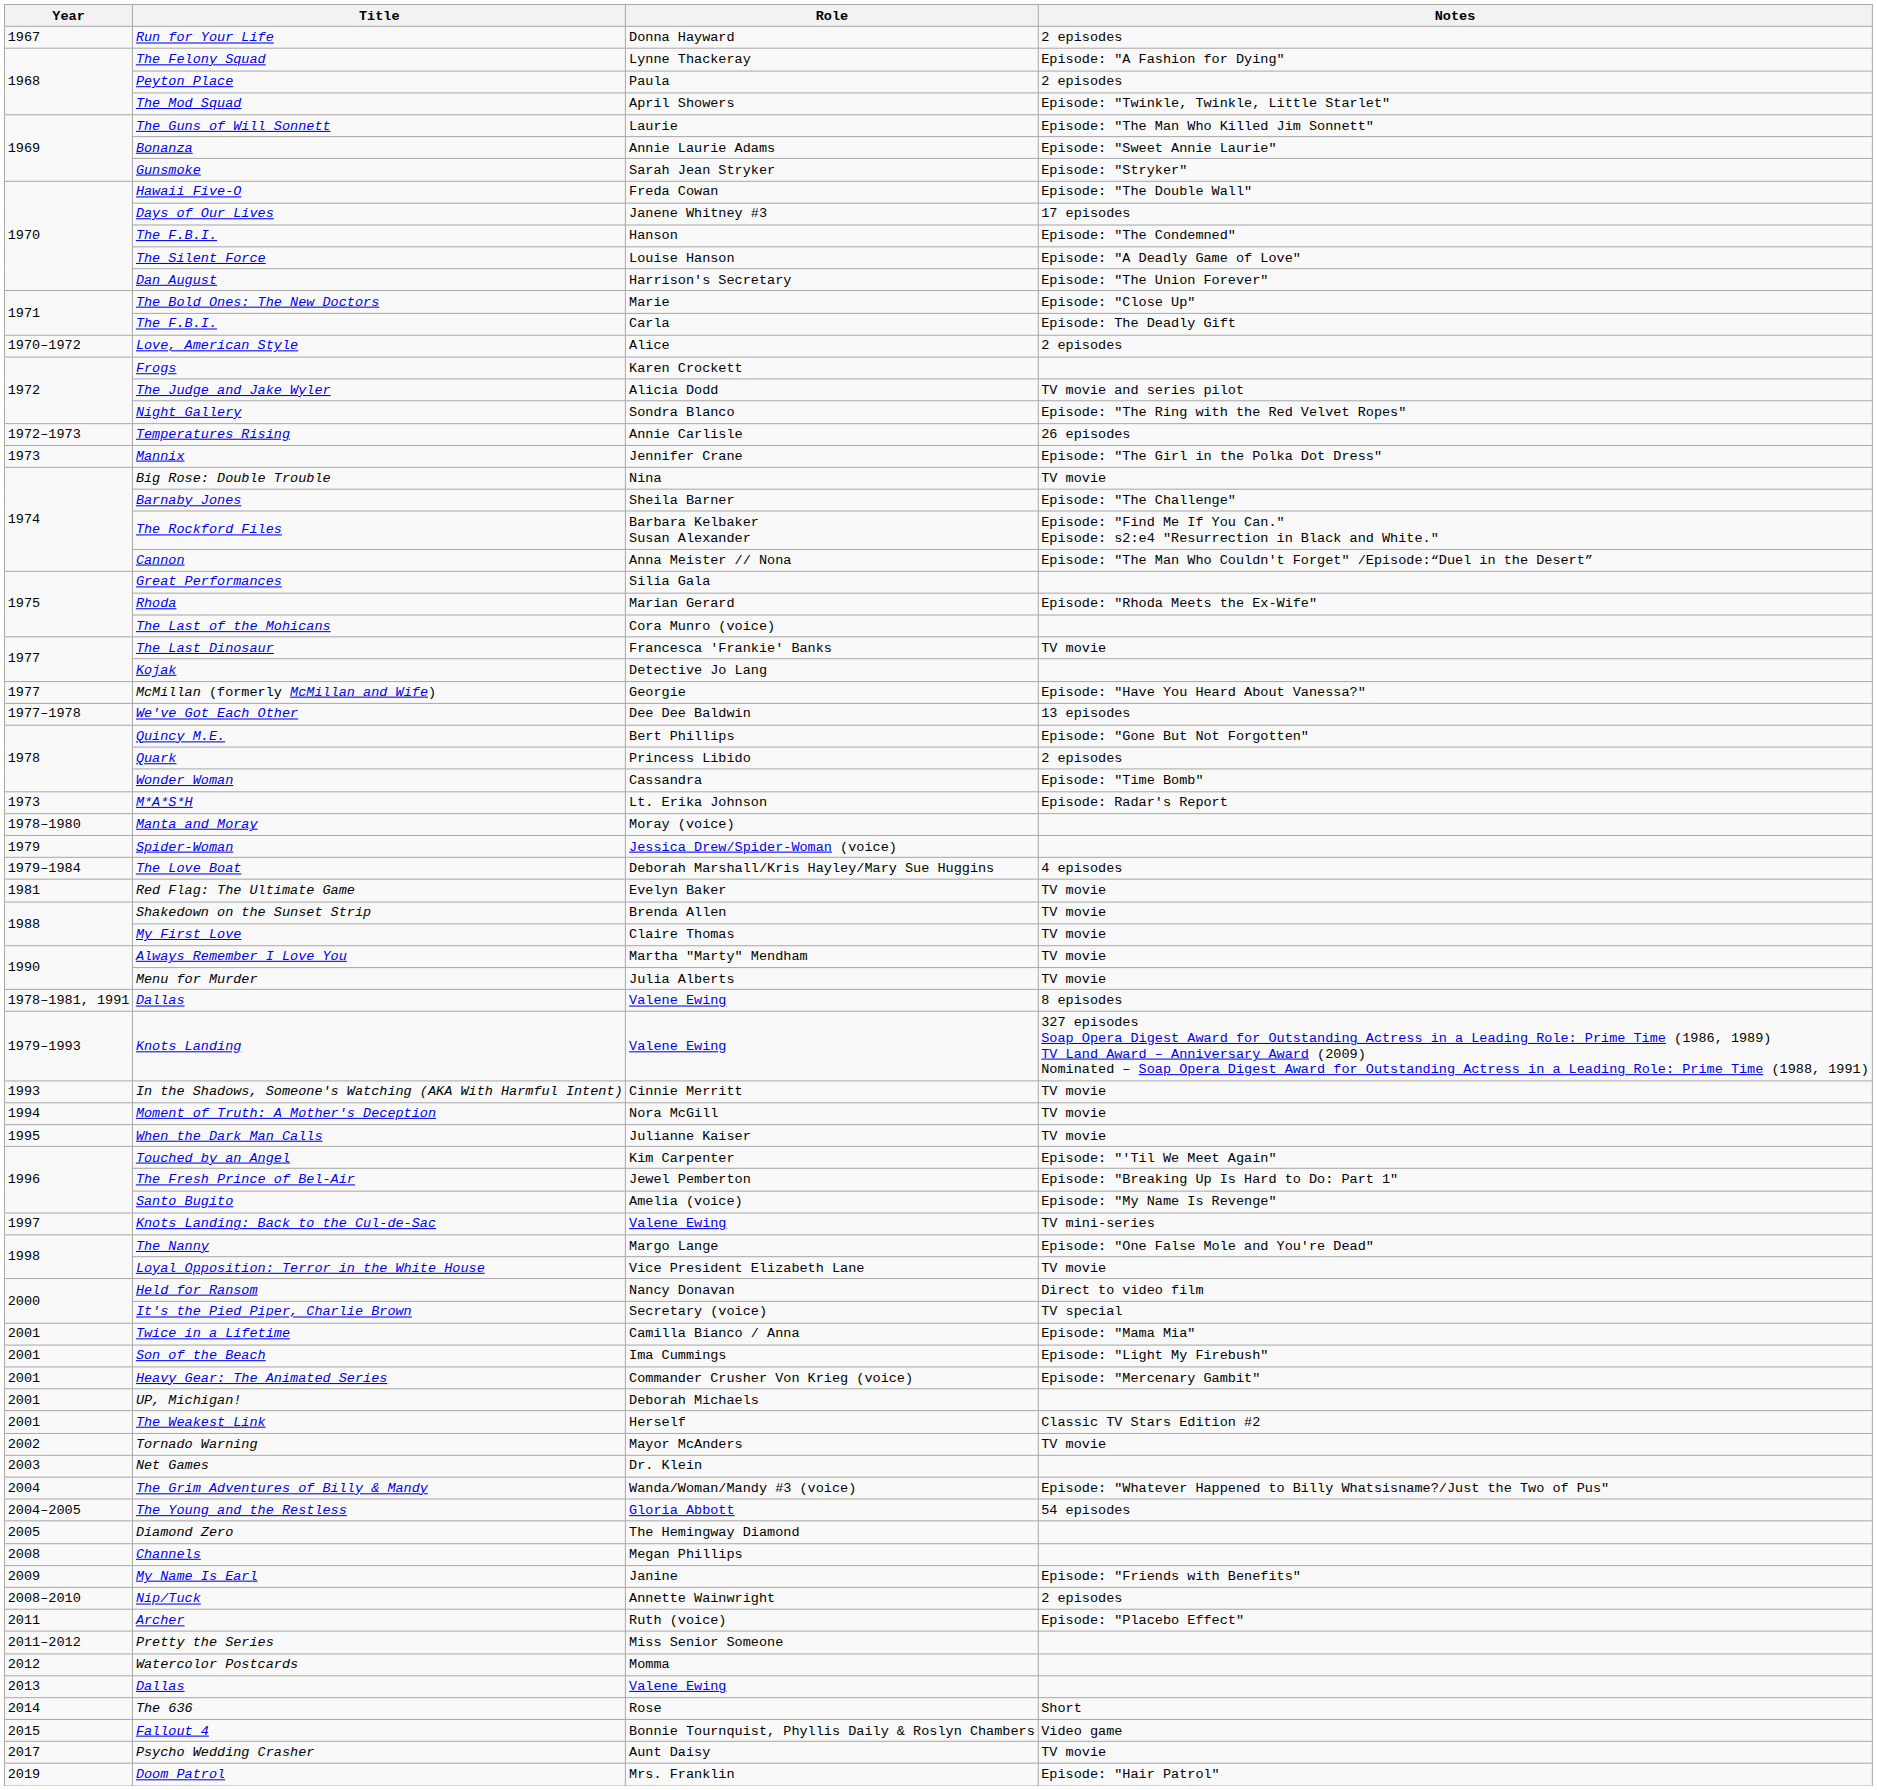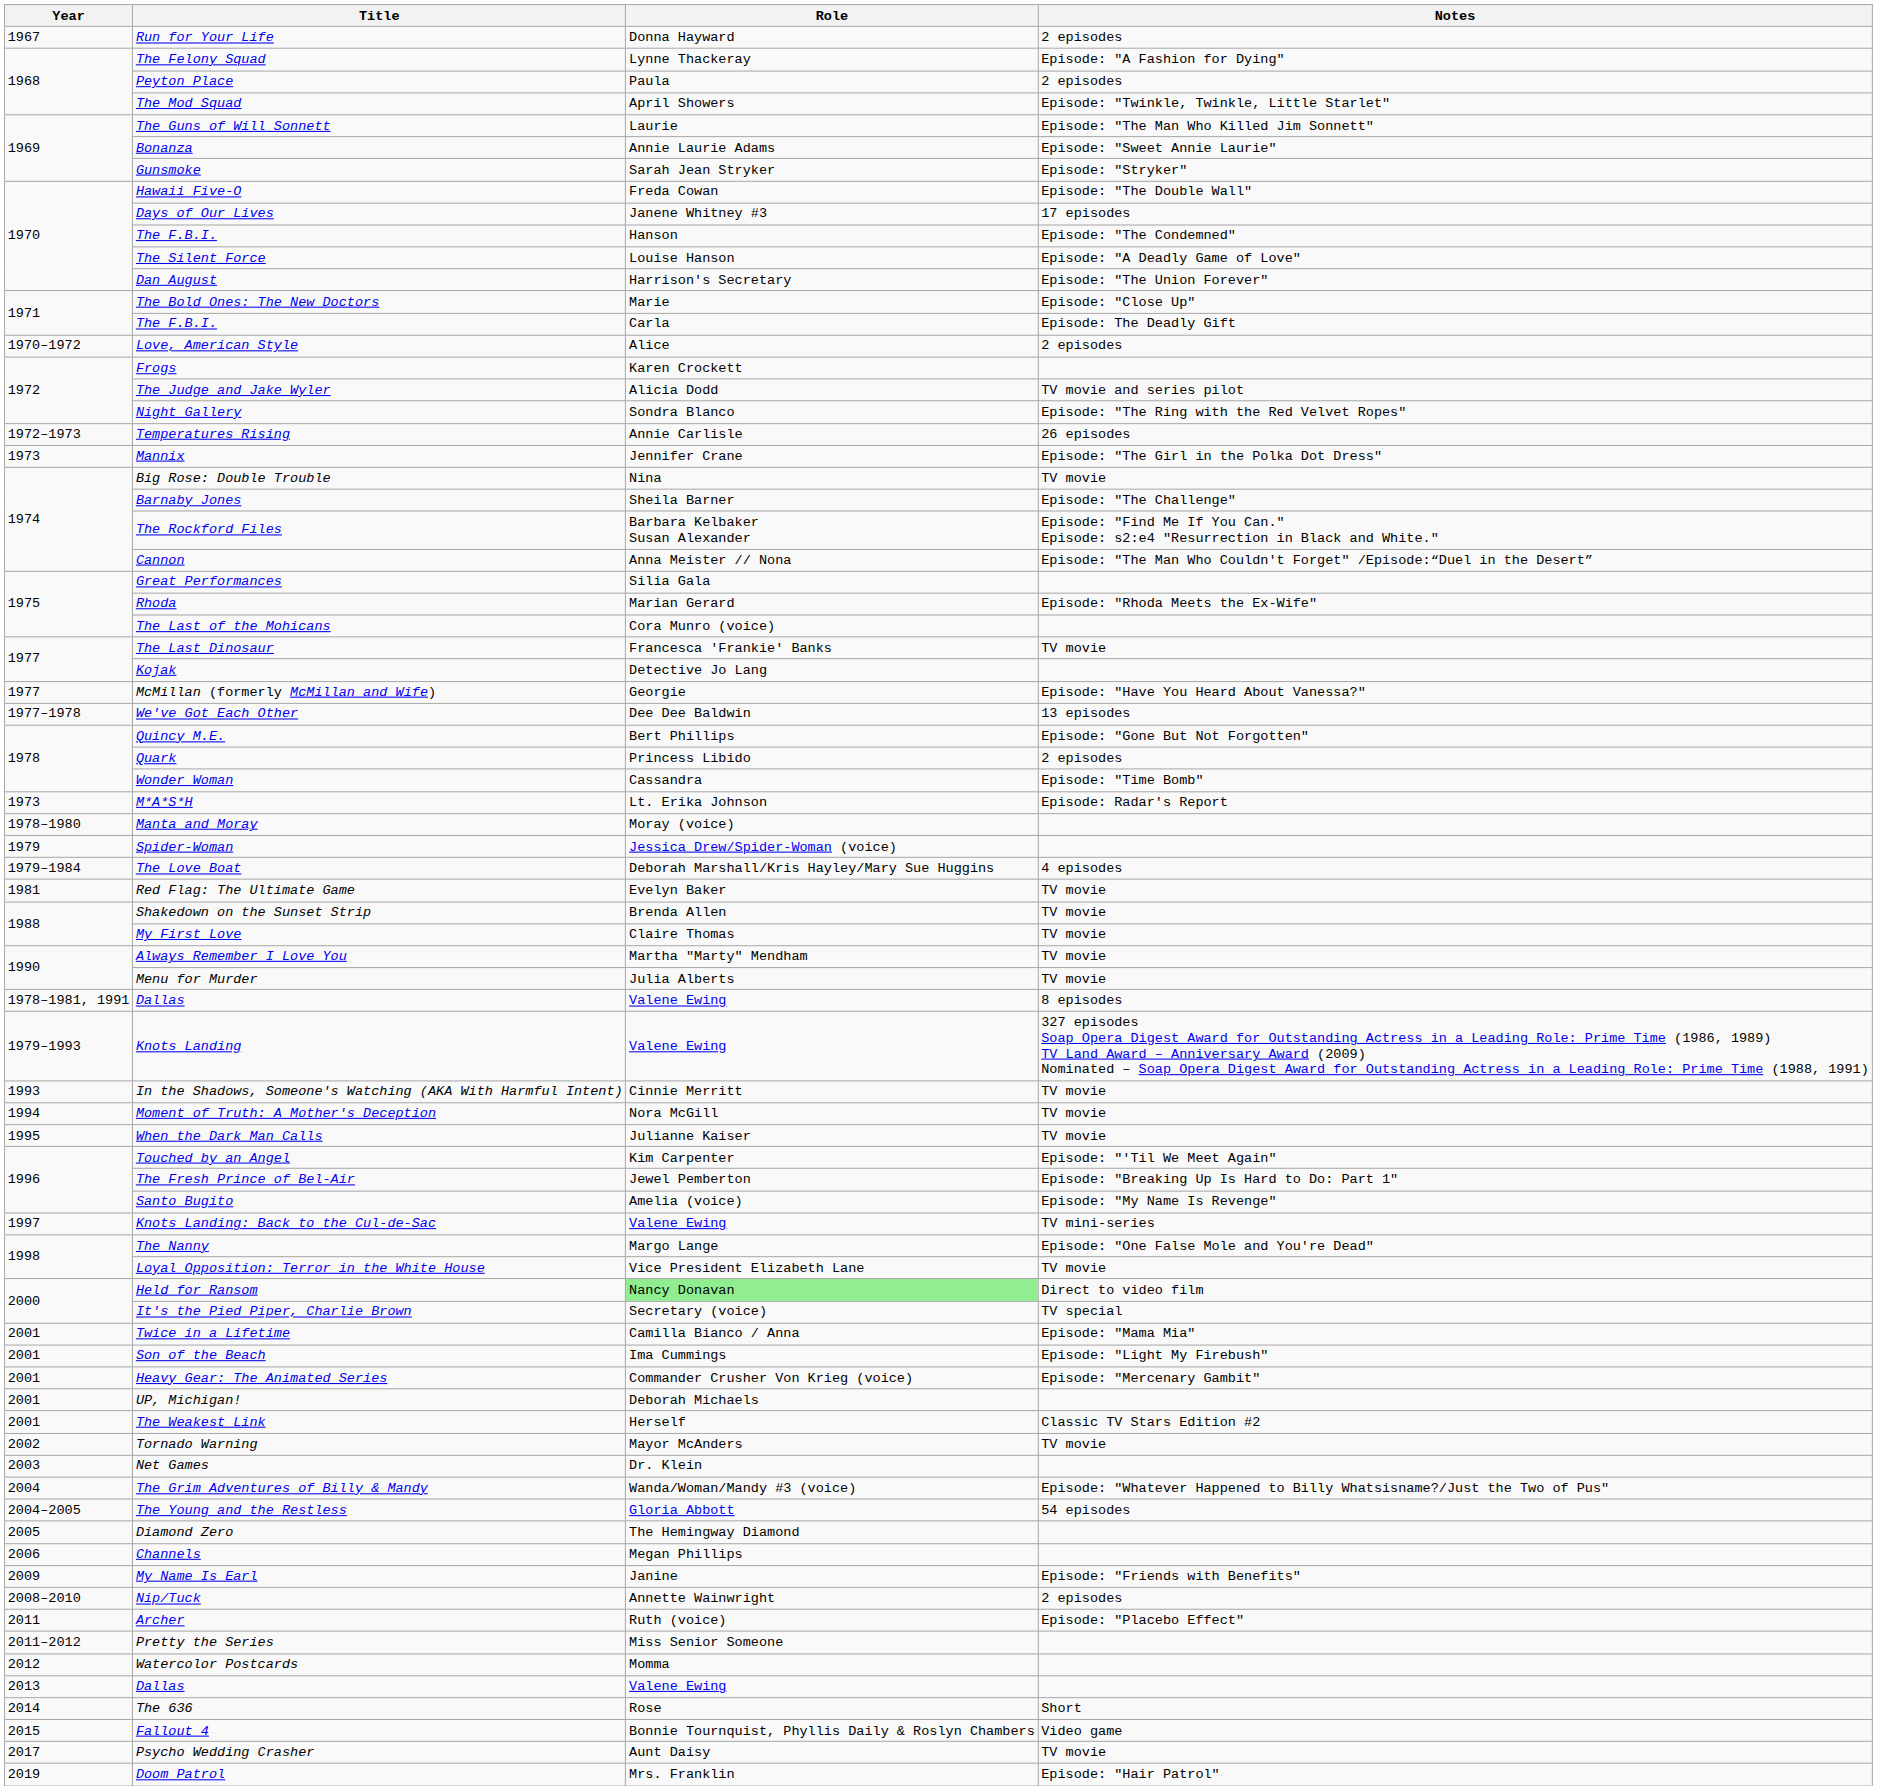(682, 1290) no background -> (682, 1290) lightgreen background
(24, 1554) 2008 -> (24, 1554) 2006
